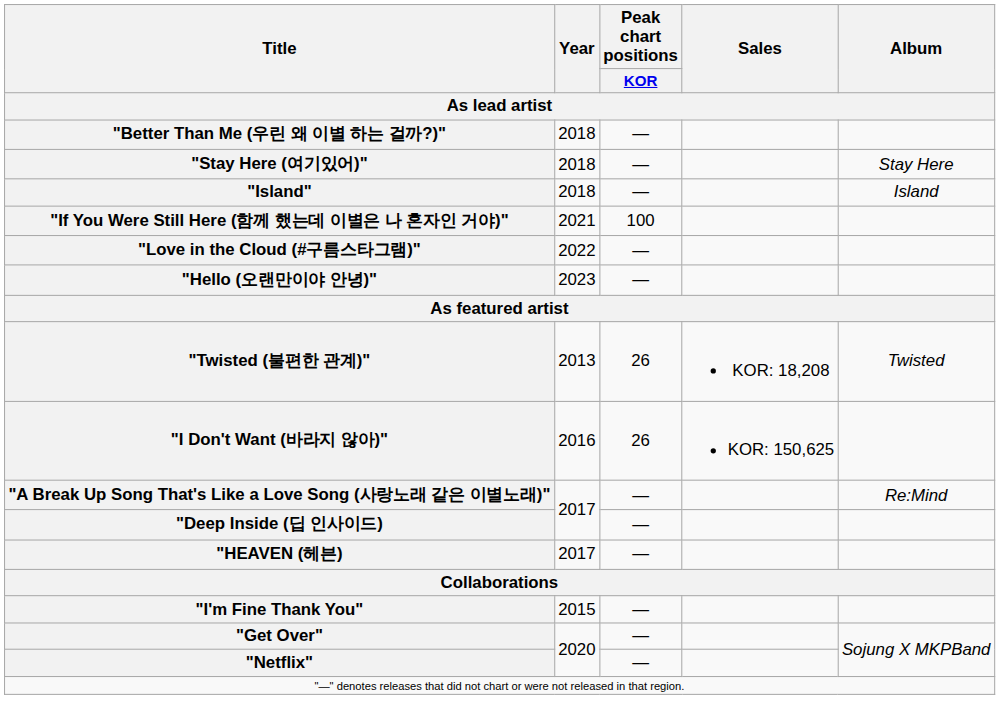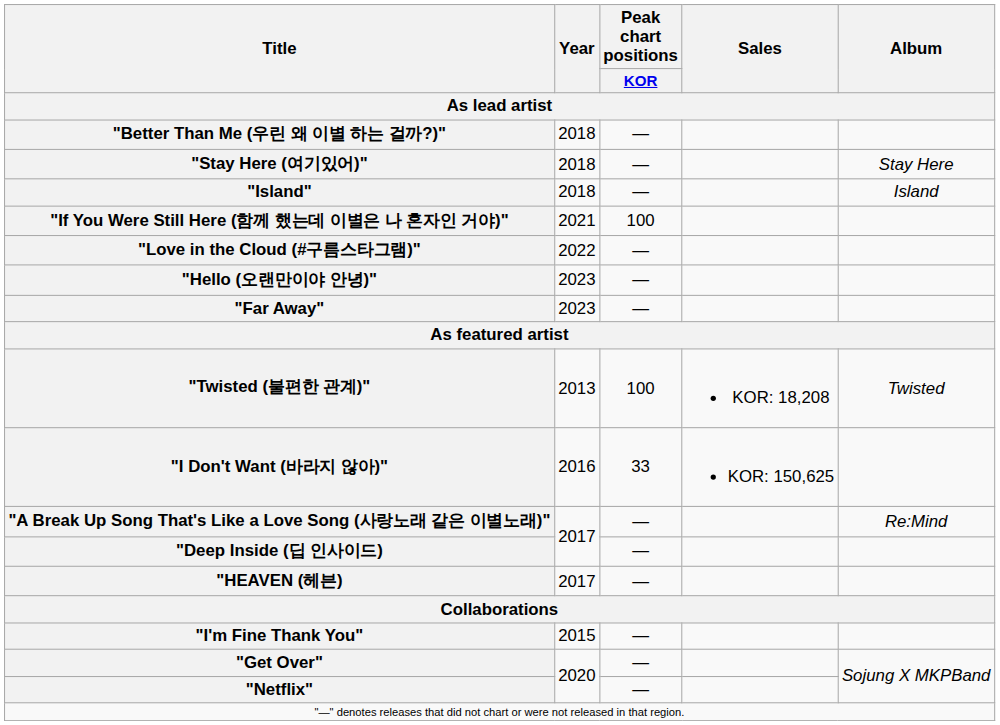+ row: (279, 308)
(641, 361) 26 -> (641, 387) 100
(641, 440) 26 -> (641, 467) 33
